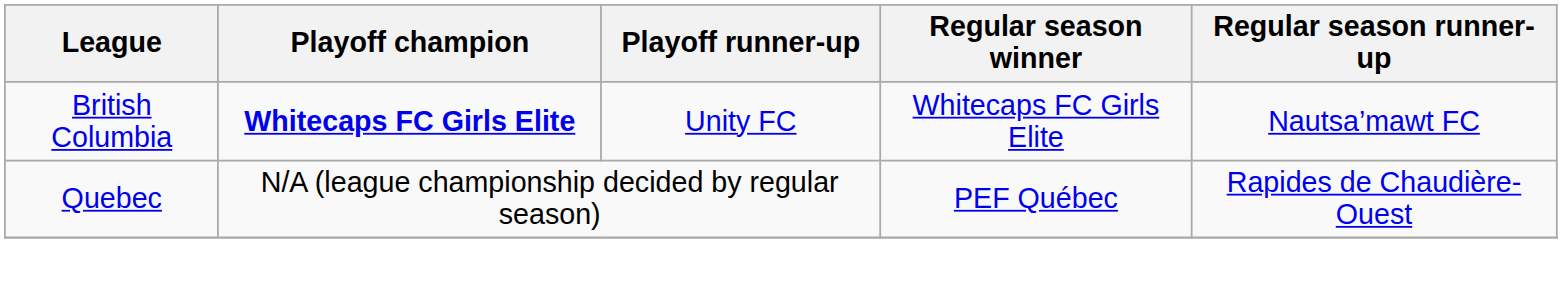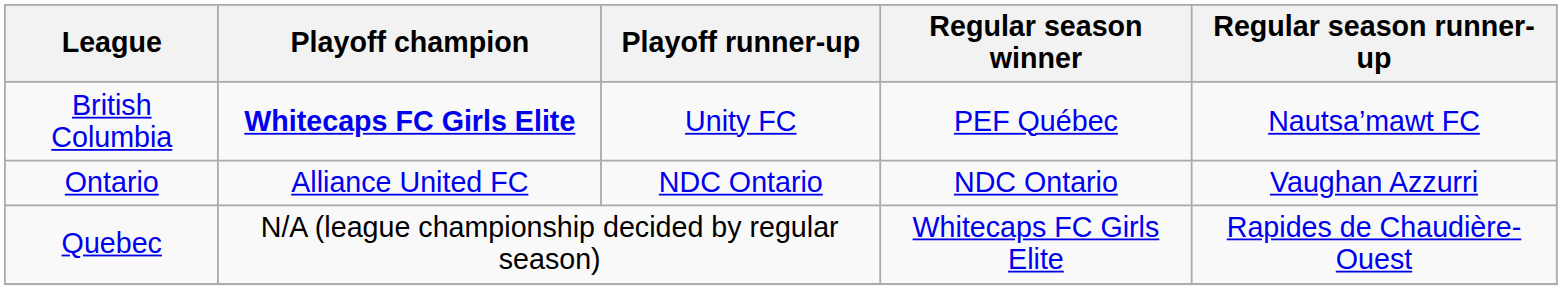(1036, 120) Whitecaps FC Girls Elite -> (1036, 120) PEF Québec
+ row: (112, 182)
(1036, 198) PEF Québec -> (1036, 244) Whitecaps FC Girls Elite
